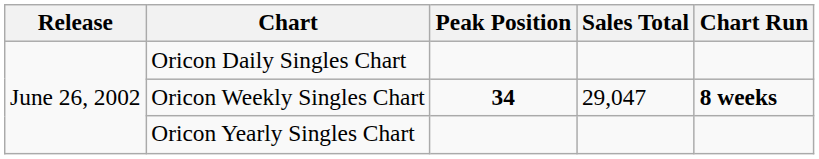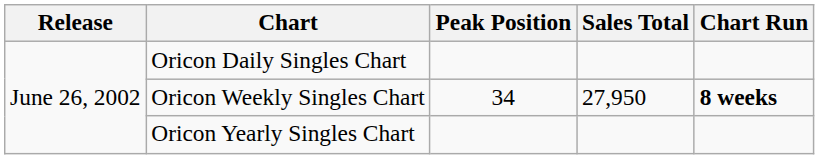(503, 97) bold -> (503, 97) normal
(614, 97) 29,047 -> (614, 97) 27,950
